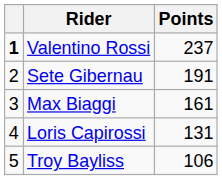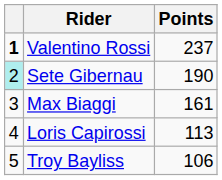(14, 76) no background -> (14, 76) paleturquoise background
(198, 76) 191 -> (198, 76) 190
(198, 133) 131 -> (199, 133) 113
